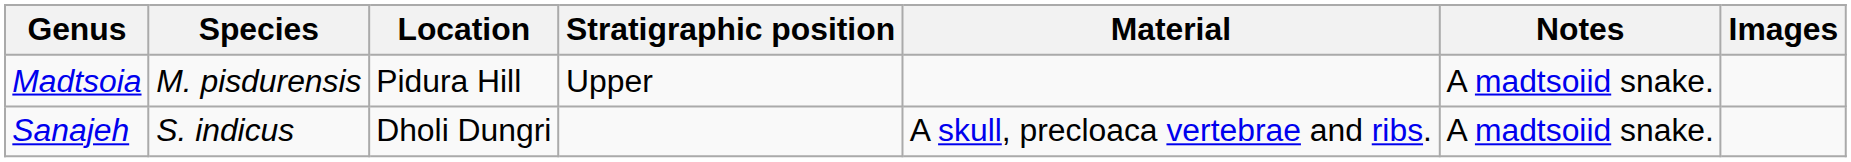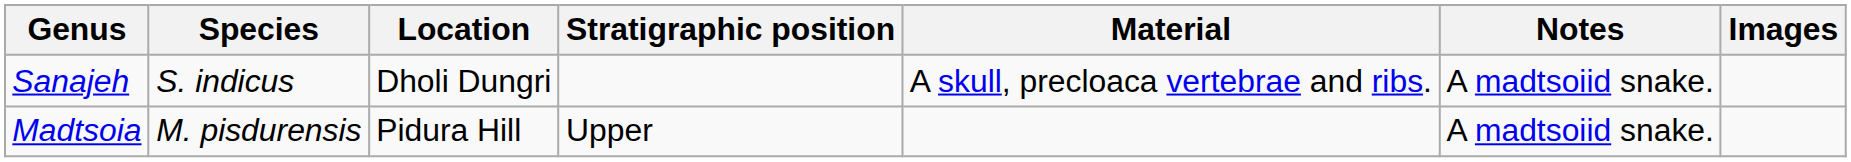rows swapped: (77, 80) <-> (71, 130)
